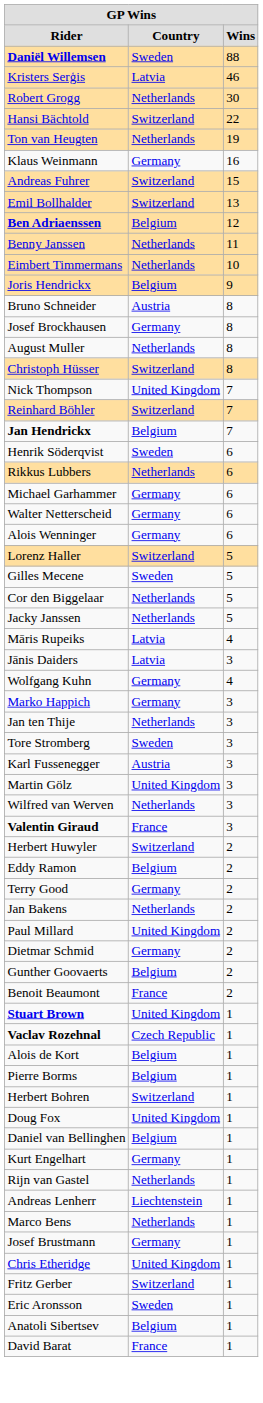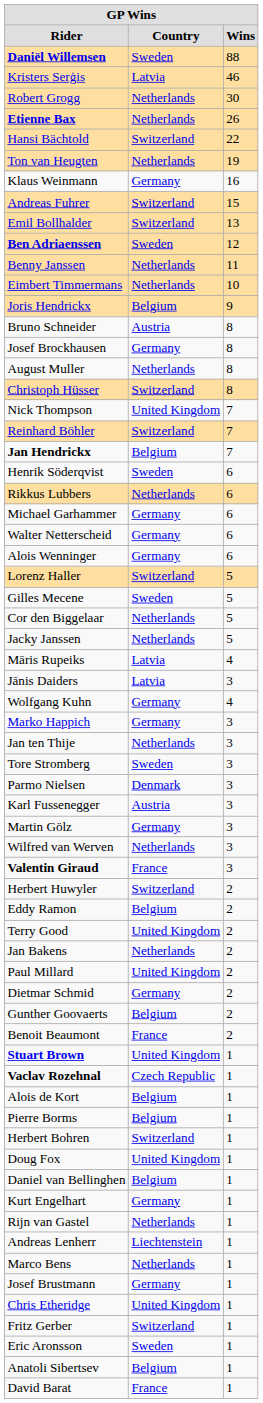+ row: (42, 118)
(154, 222) Belgium -> (152, 243) Sweden
+ row: (46, 784)
(176, 784) United Kingdom -> (156, 826) Germany
(156, 888) Germany -> (176, 930) United Kingdom
